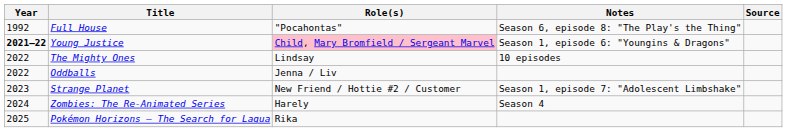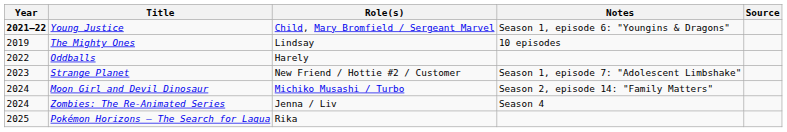- row: (79, 27)
(385, 42) pink background -> (385, 27) no background
(18, 58) 2022 -> (18, 42) 2019
(306, 73) Jenna / Liv -> (292, 58) Harely
+ row: (129, 88)
(292, 104) Harely -> (306, 104) Jenna / Liv
